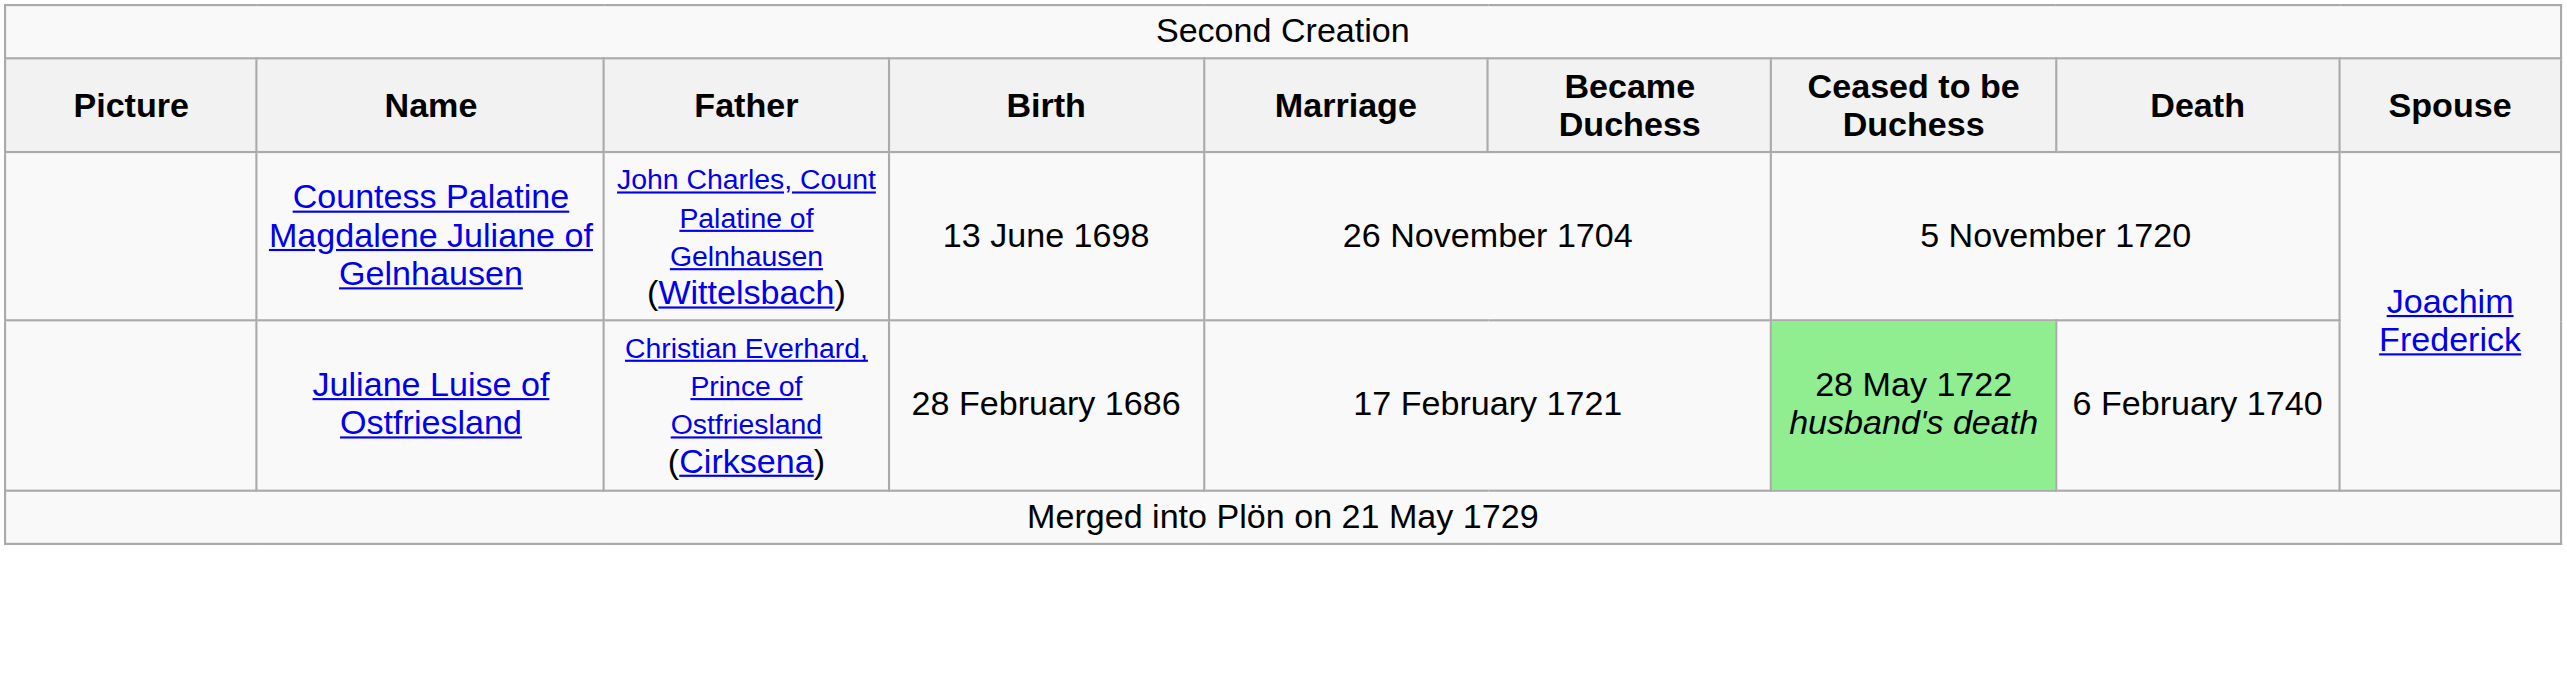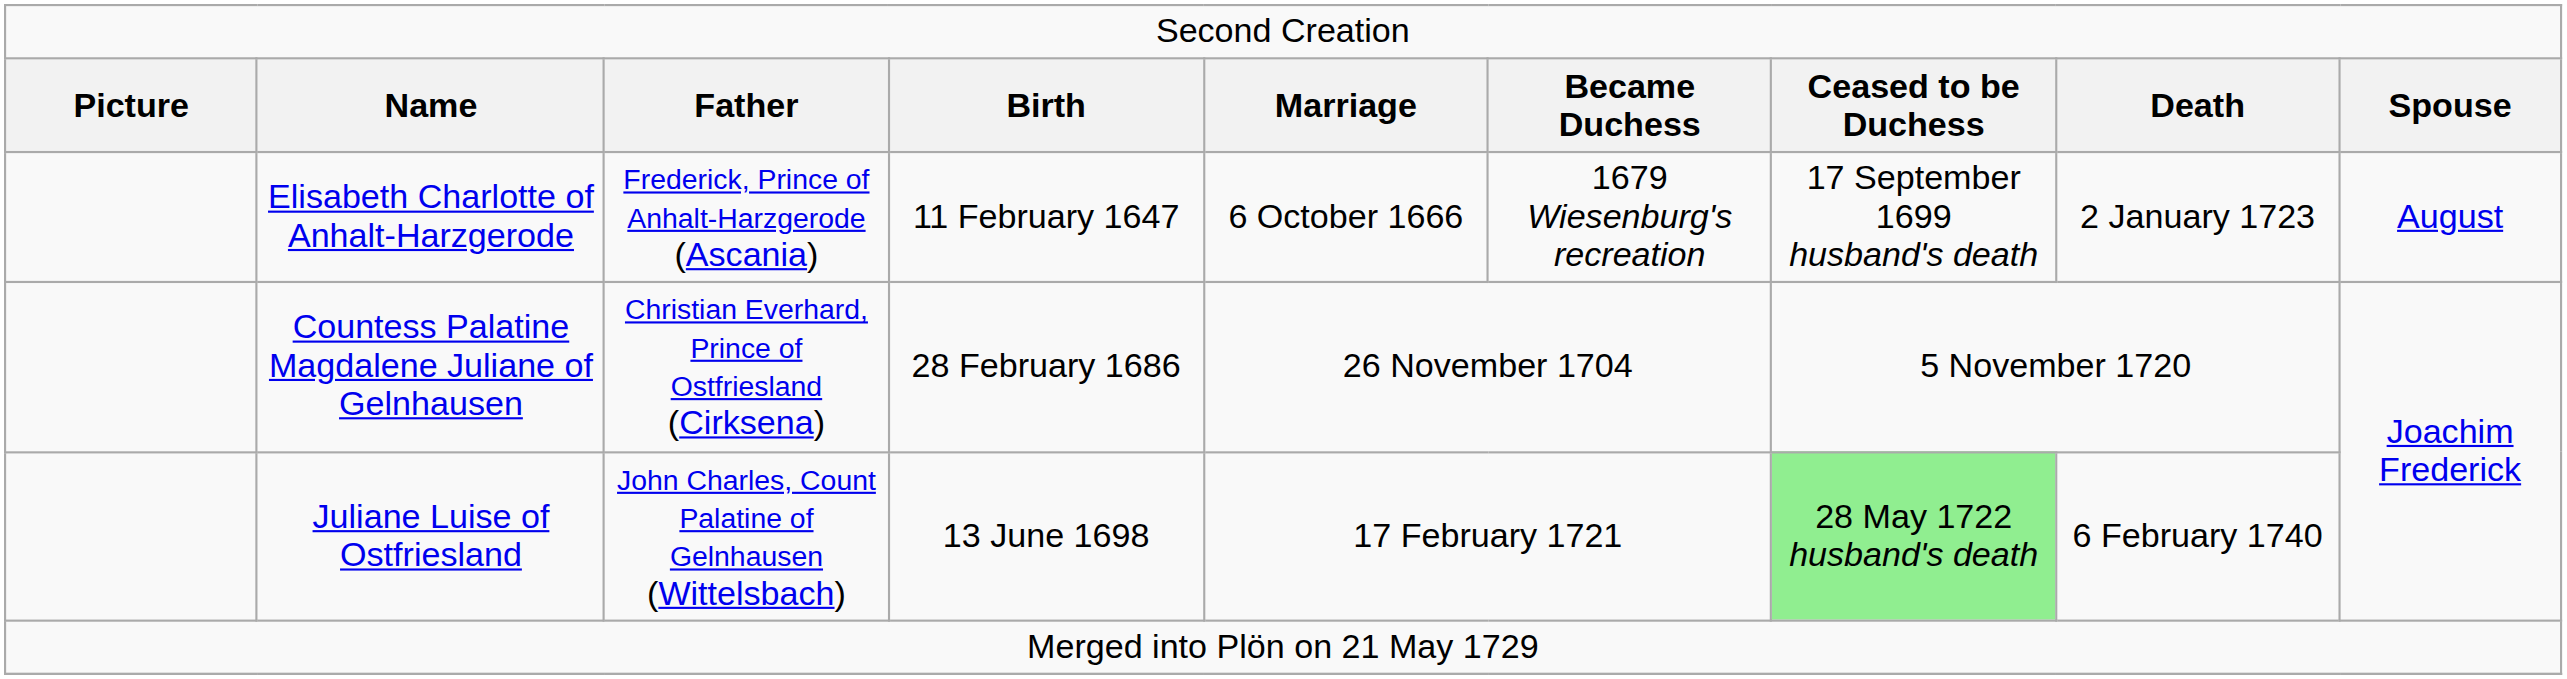+ row: (431, 216)
(746, 237) John Charles, Count Palatine of Gelnhausen (Wittelsbach) -> (746, 368) Christian Everhard, Prince of Ostfriesland (Cirksena)
(1046, 235) 13 June 1698 -> (1046, 366) 28 February 1686
(746, 406) Christian Everhard, Prince of Ostfriesland (Cirksena) -> (746, 537) John Charles, Count Palatine of Gelnhausen (Wittelsbach)
(1046, 404) 28 February 1686 -> (1046, 535) 13 June 1698
